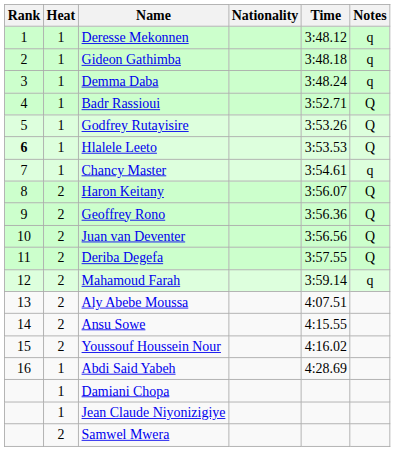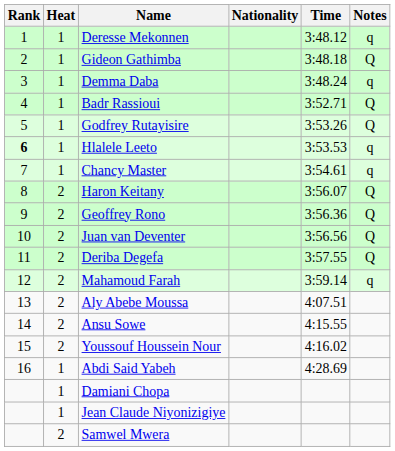(370, 59) q -> (370, 59) Q
(370, 147) Q -> (370, 147) q
